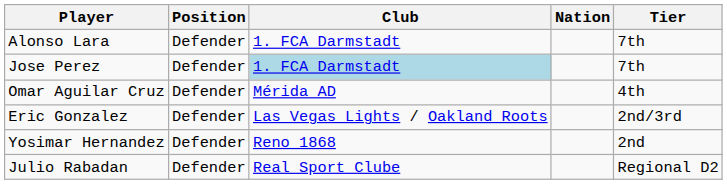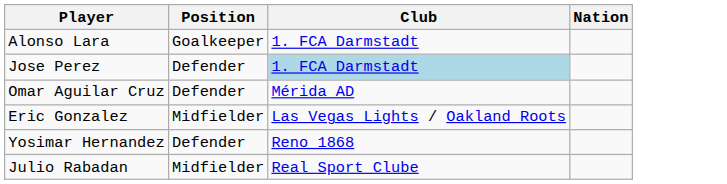- column: (668, 17)
(209, 42) Defender -> (218, 42) Goalkeeper
(209, 117) Defender -> (218, 117) Midfielder
(209, 167) Defender -> (218, 167) Midfielder
